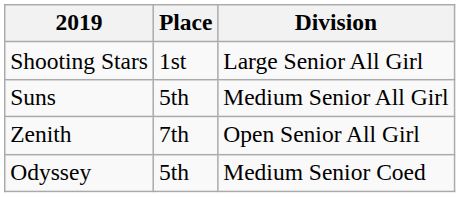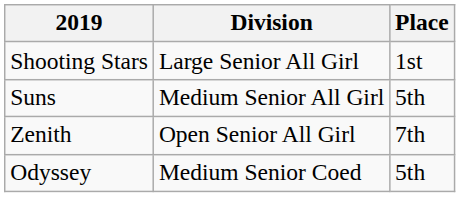columns swapped: (186, 23) <-> (336, 23)
